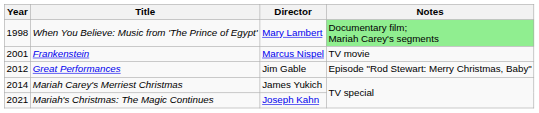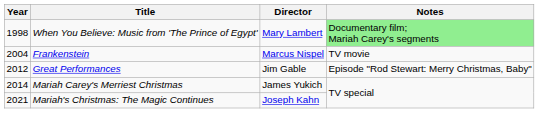(17, 54) 2001 -> (17, 54) 2004
